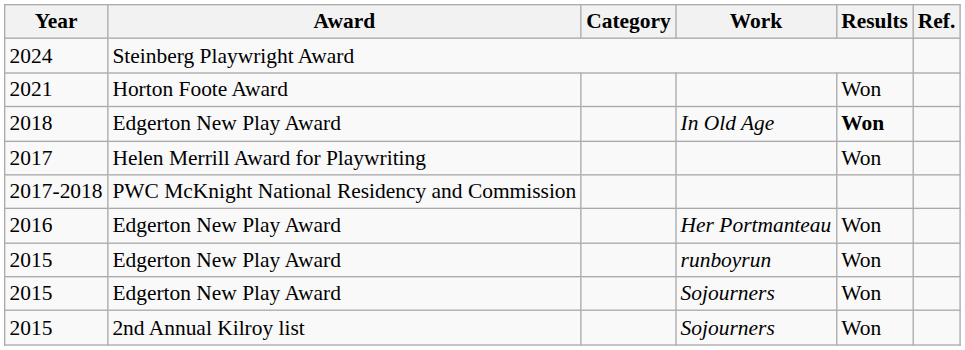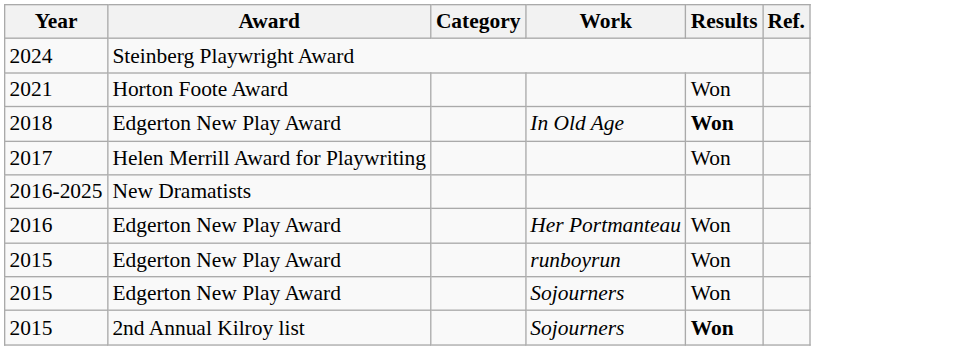- row: (56, 191)
+ row: (56, 191)
(861, 327) normal -> (712, 327) bold
